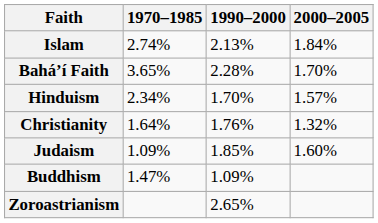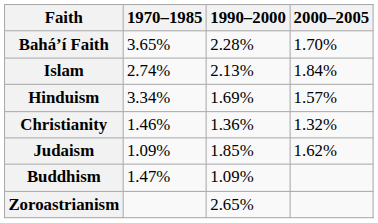rows swapped: (64, 44) <-> (64, 71)
(149, 97) 2.34% -> (149, 97) 3.34%
(232, 97) 1.70% -> (232, 97) 1.69%
(149, 124) 1.64% -> (149, 124) 1.46%
(232, 124) 1.76% -> (232, 124) 1.36%
(315, 151) 1.60% -> (315, 151) 1.62%
